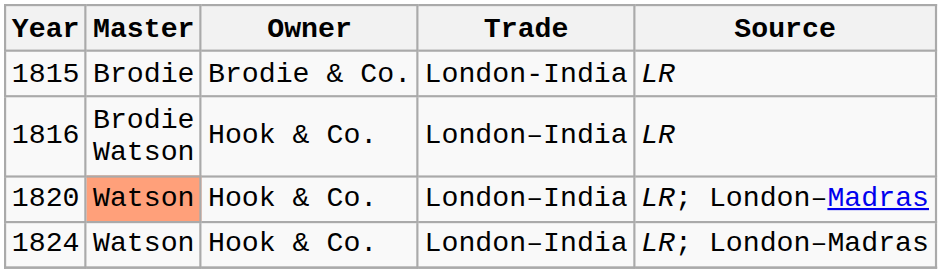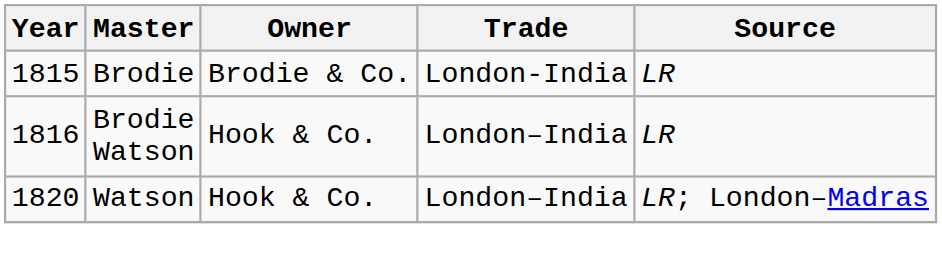(144, 199) lightsalmon background -> (144, 199) no background
- row: (46, 245)
